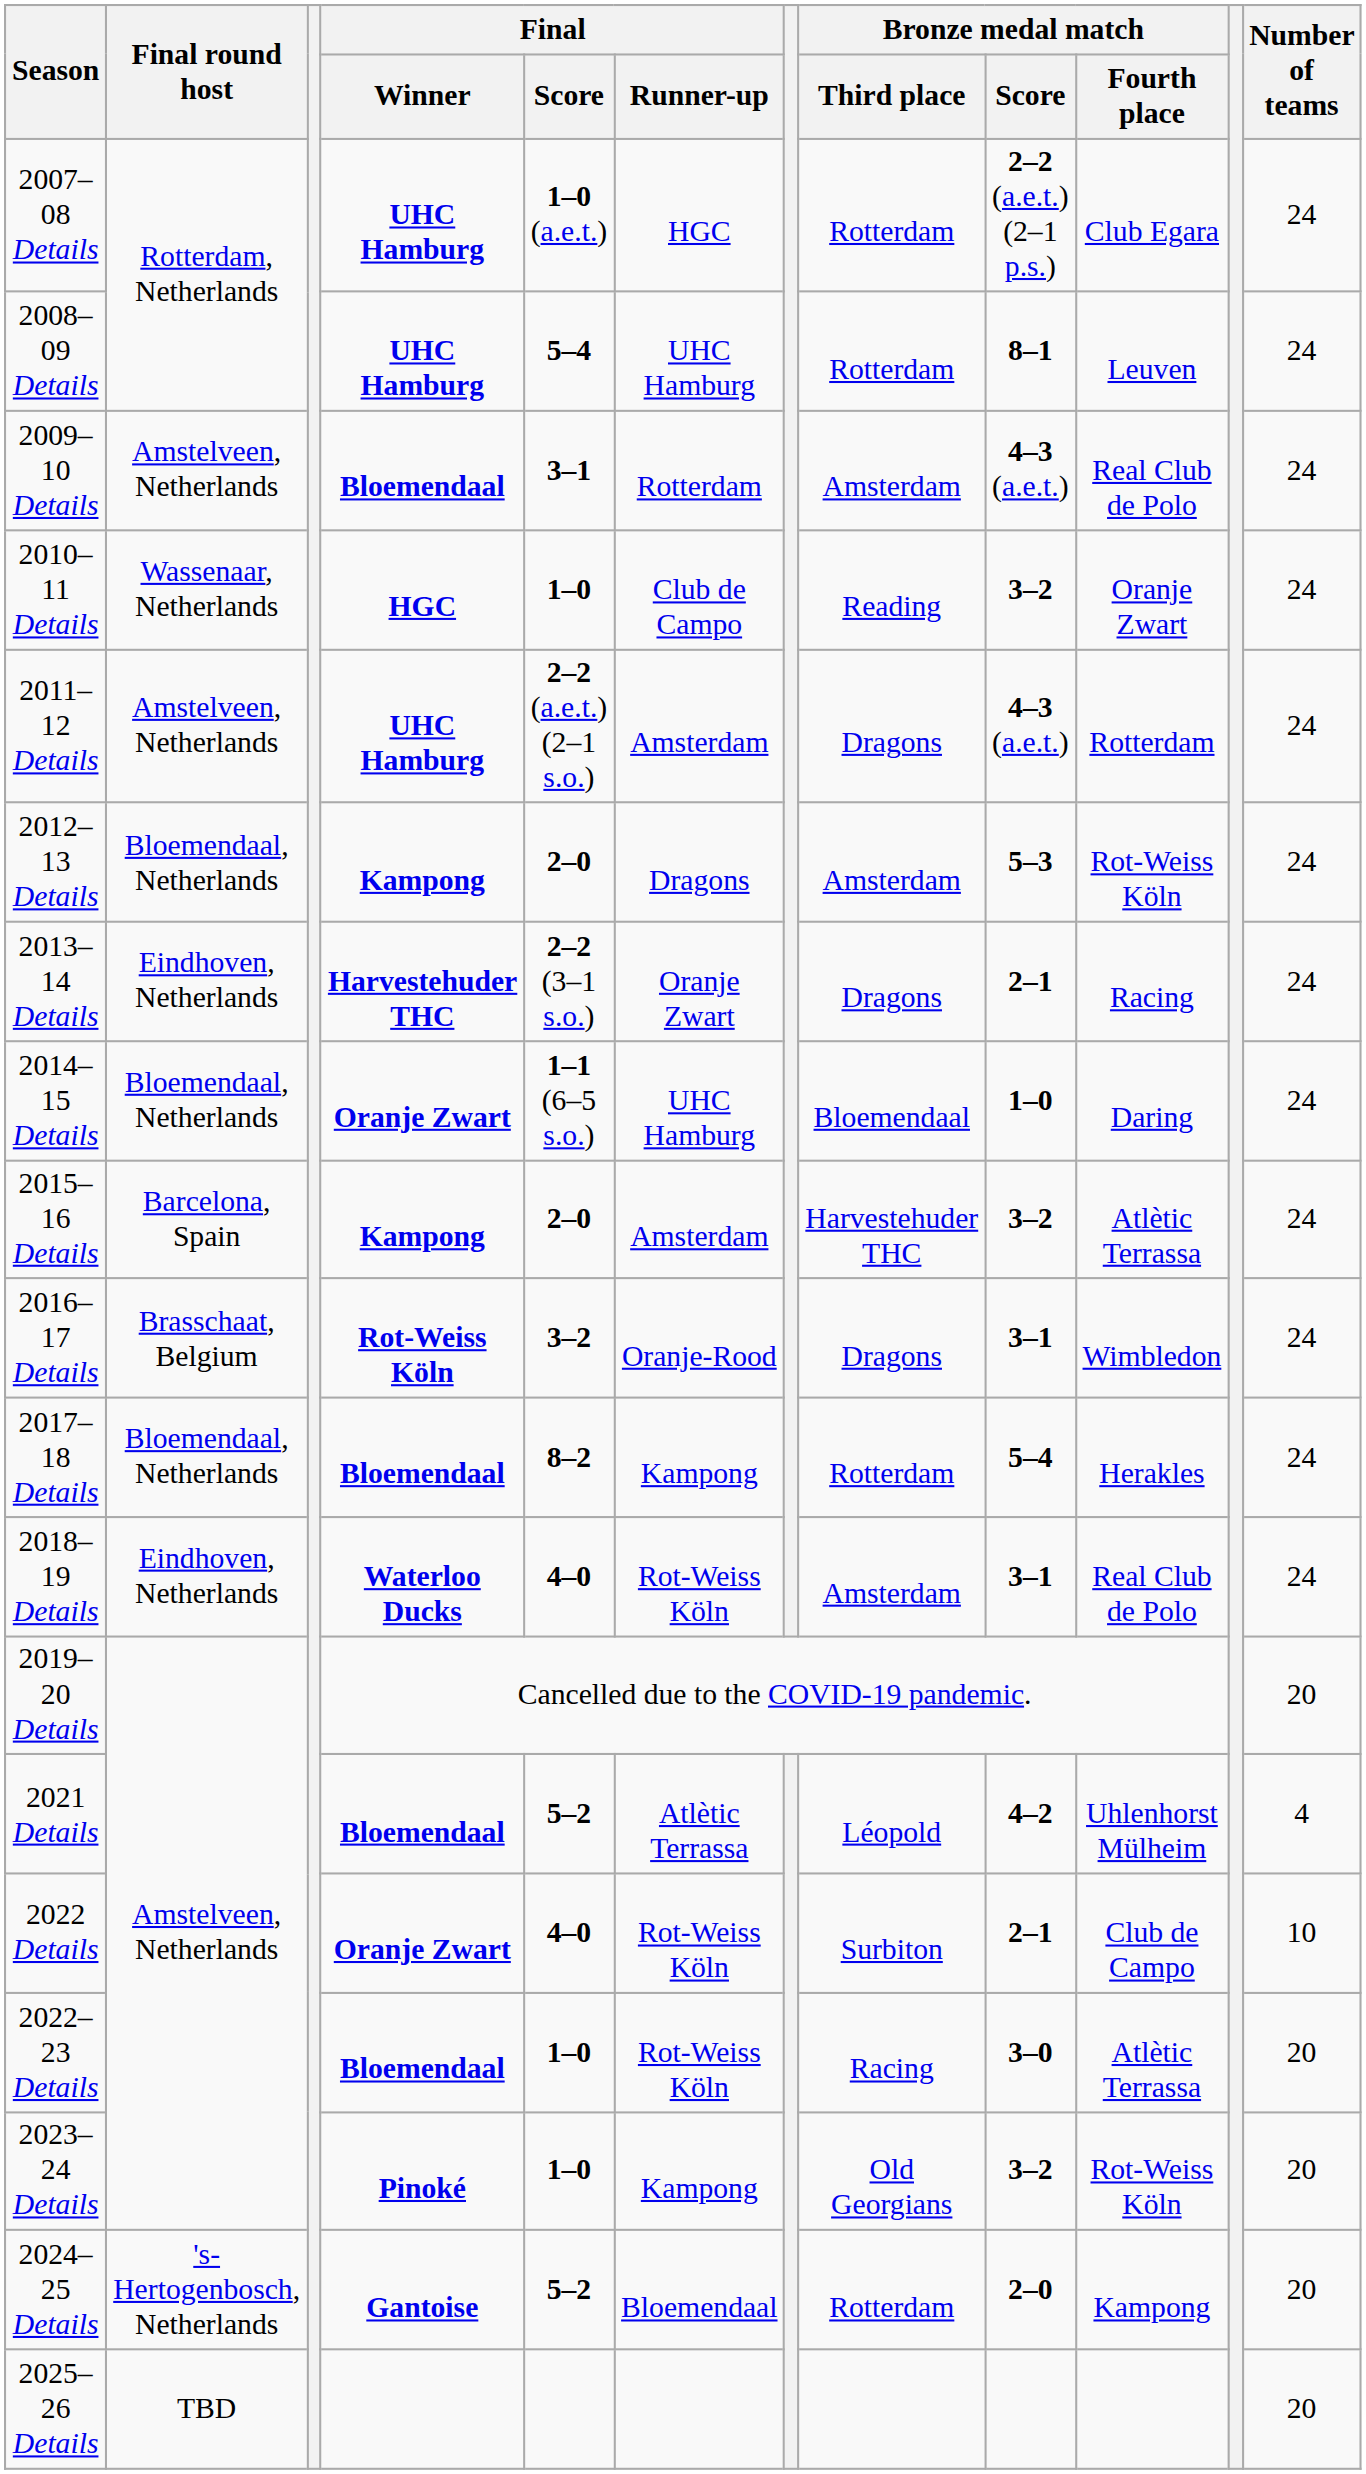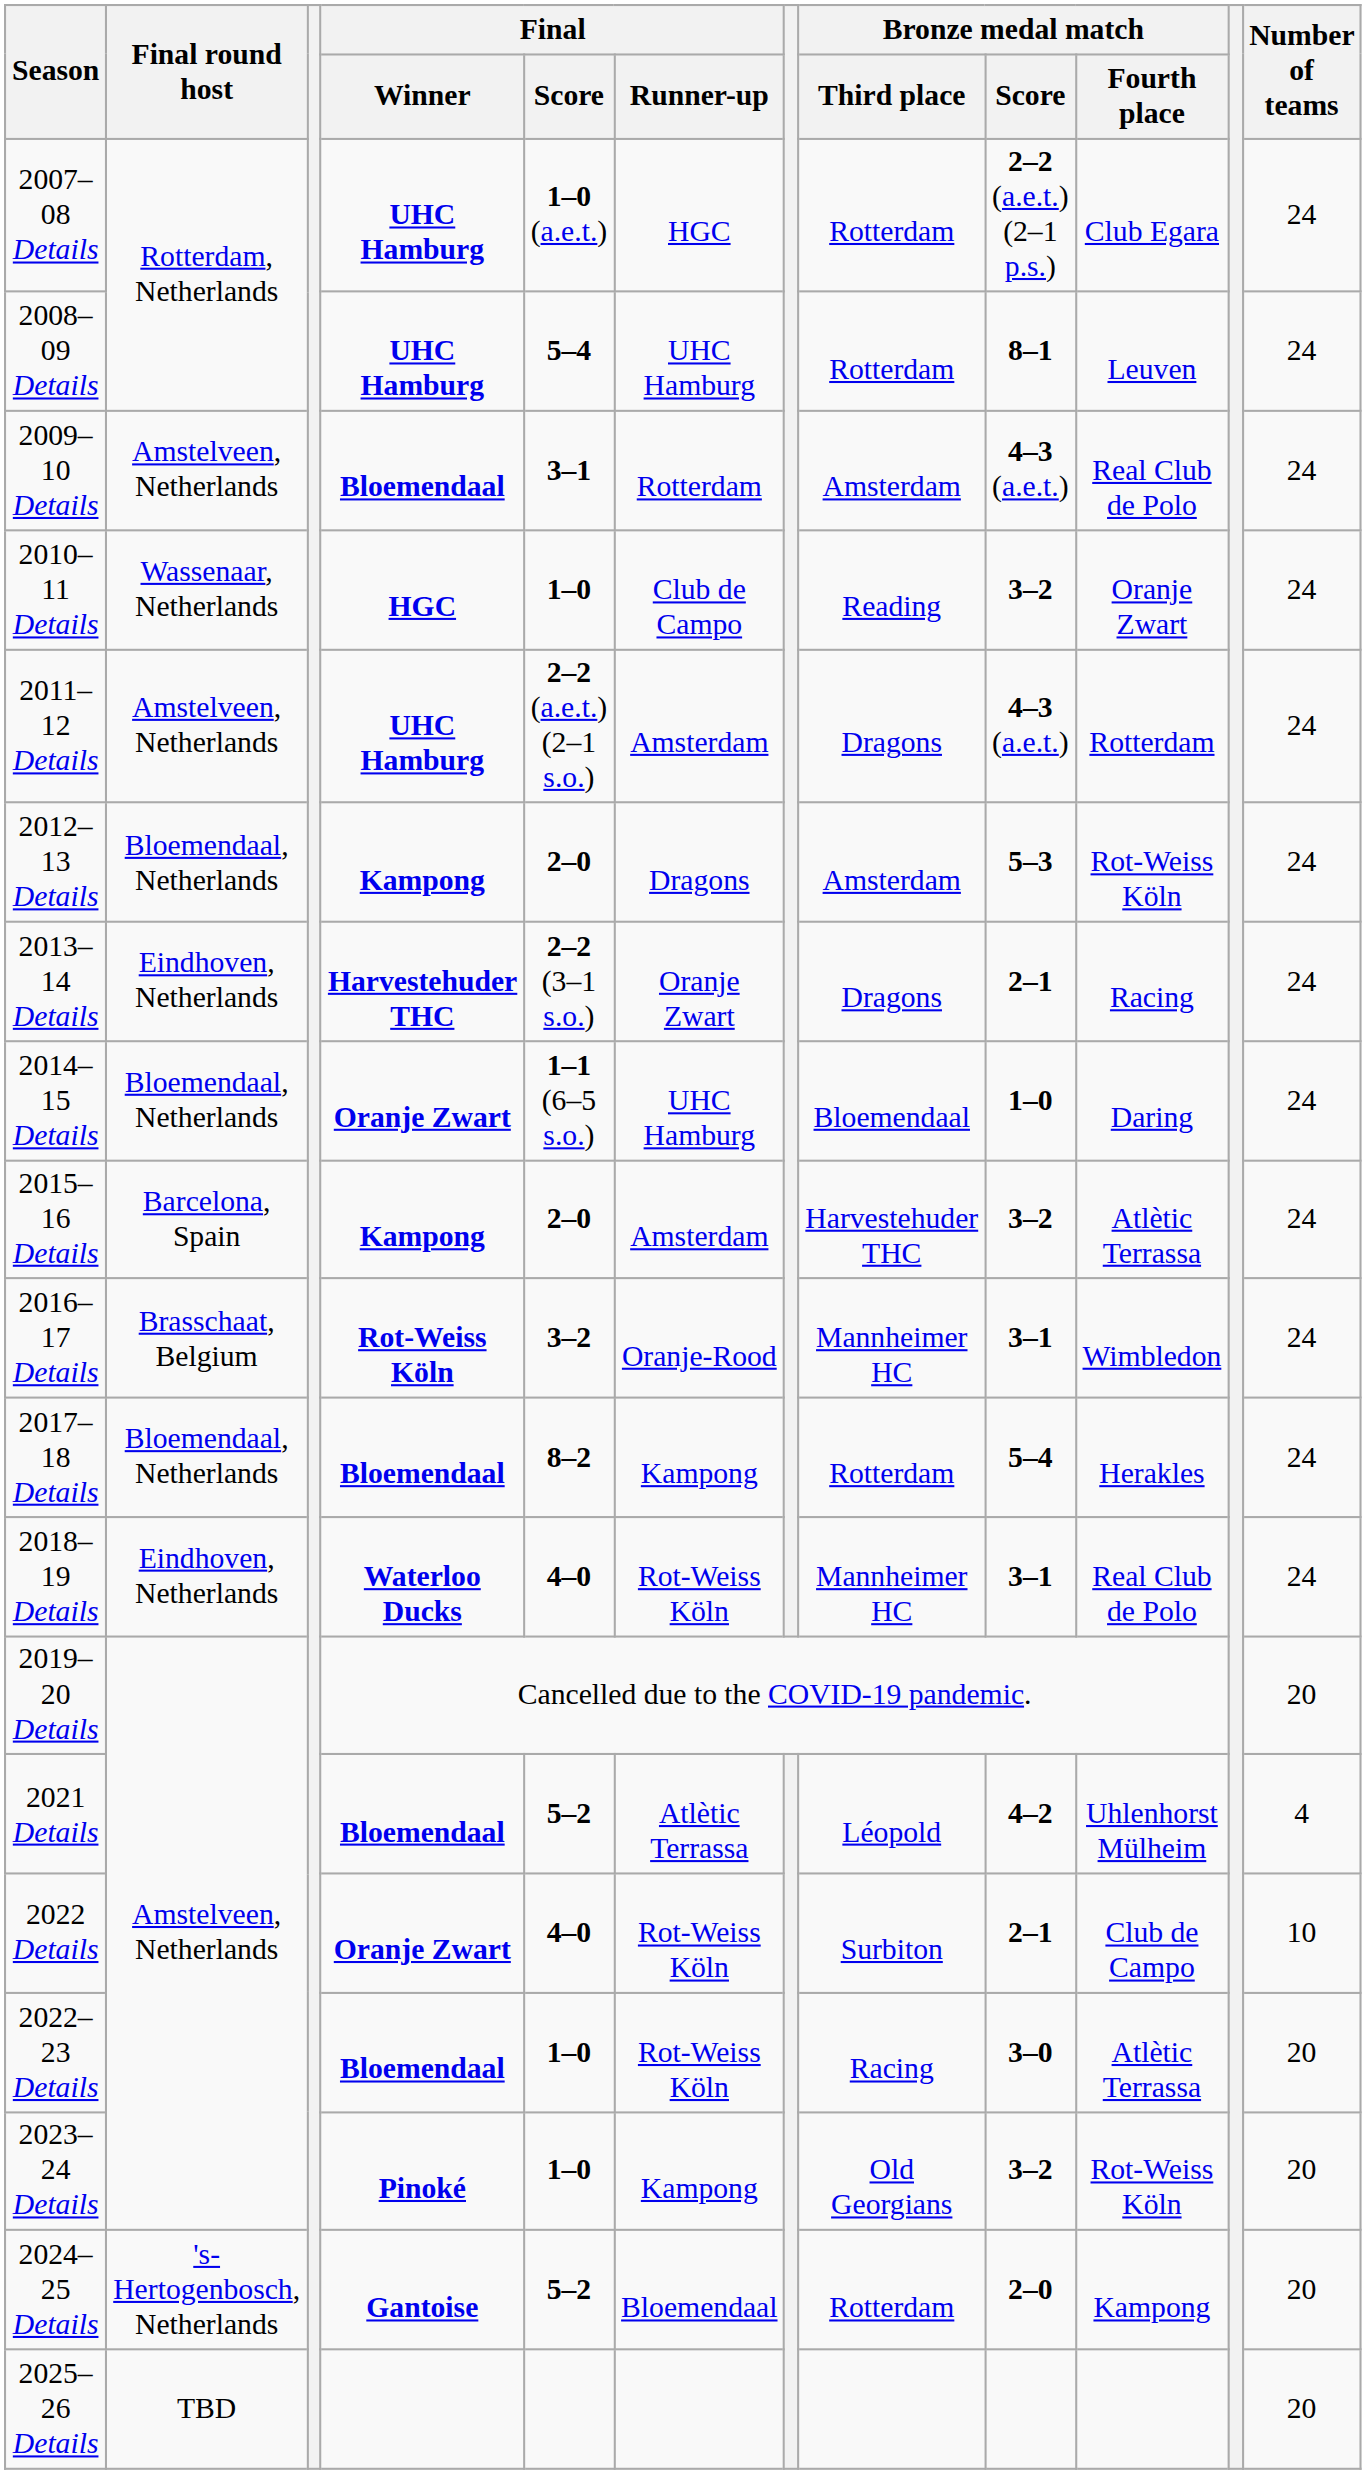(892, 1355) Dragons -> (892, 1355) Mannheimer HC
(892, 1593) Amsterdam -> (892, 1593) Mannheimer HC
